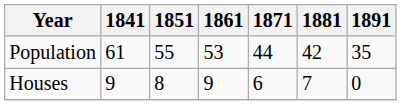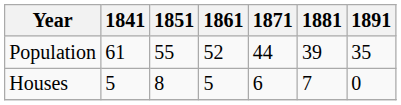(214, 52) 53 -> (214, 52) 52
(312, 52) 42 -> (312, 52) 39
(110, 83) 9 -> (110, 83) 5
(209, 83) 9 -> (209, 83) 5
